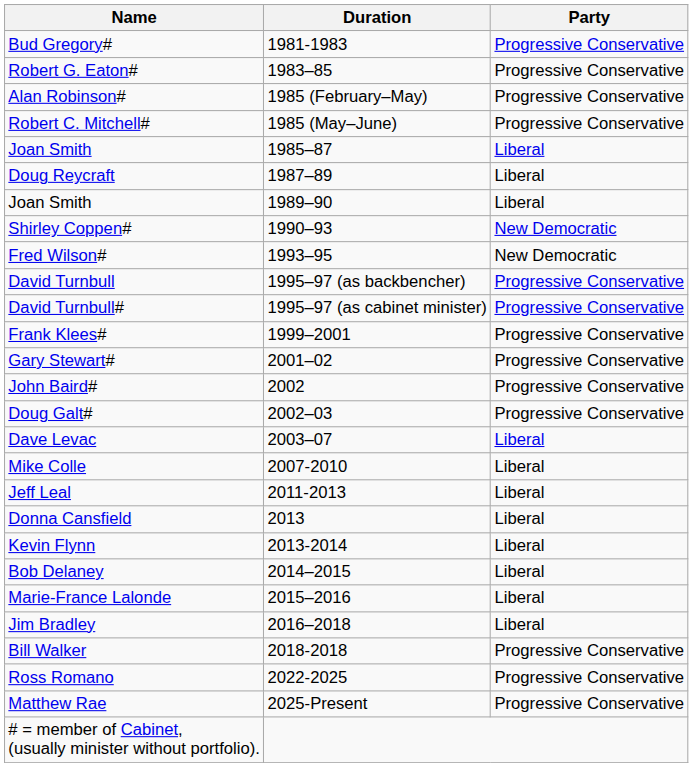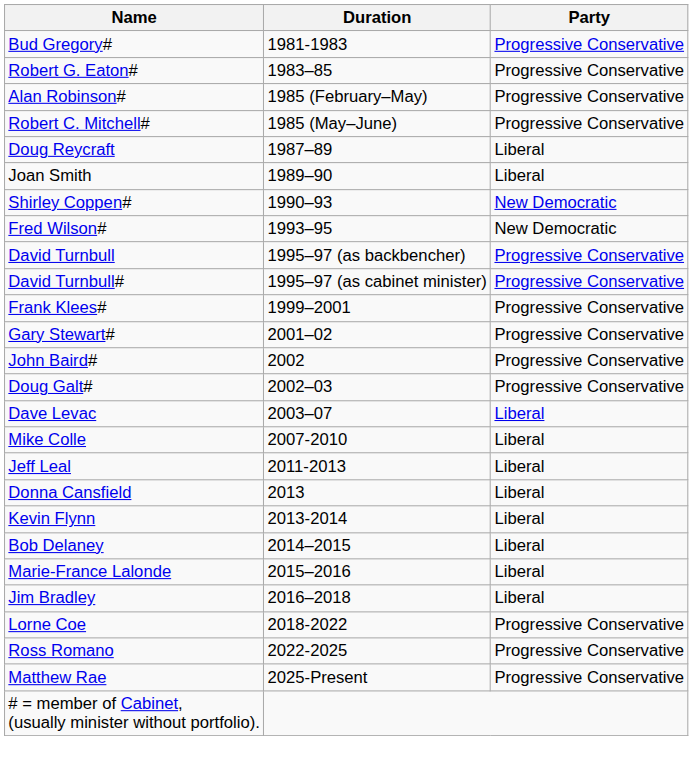- row: (50, 149)
- row: (47, 651)
+ row: (47, 624)
